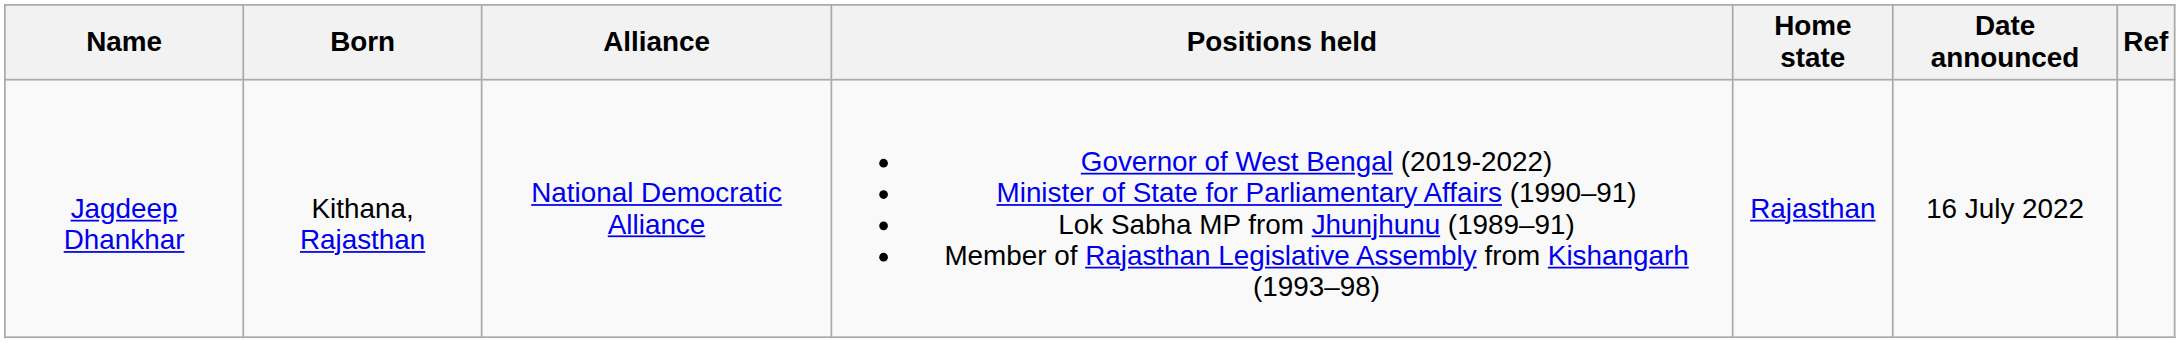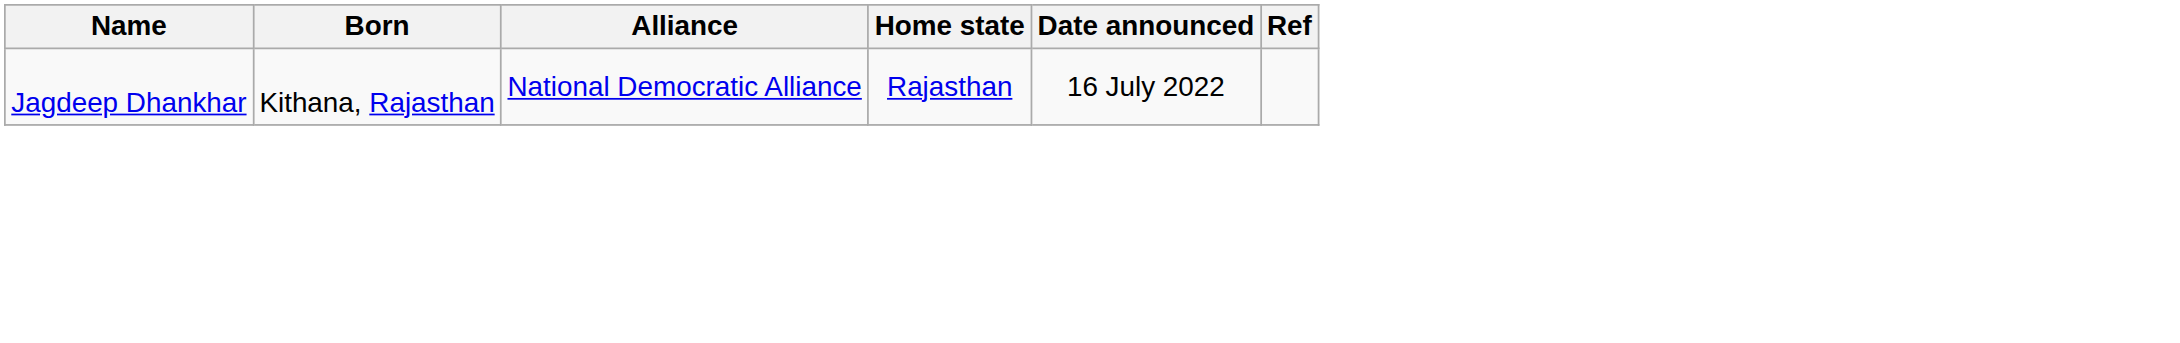- column: (1282, 42)
